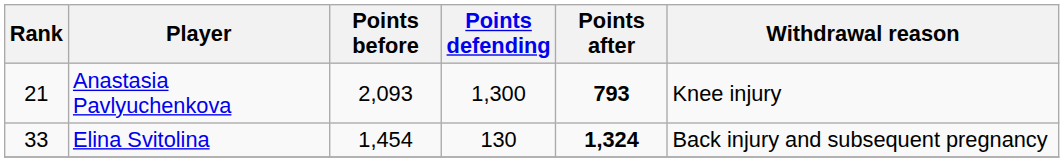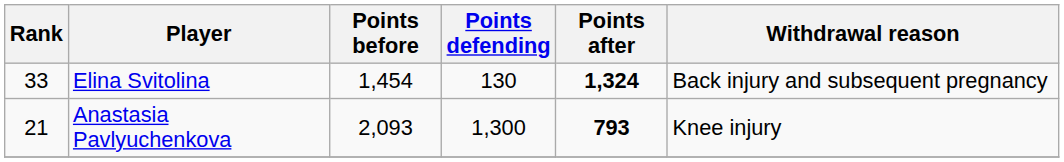rows swapped: (152, 92) <-> (141, 139)
